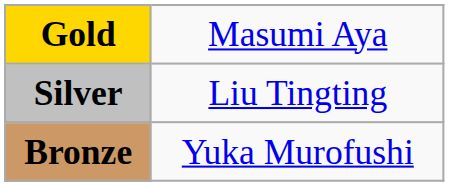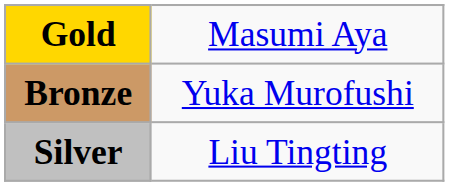rows swapped: (78, 92) <-> (78, 150)
